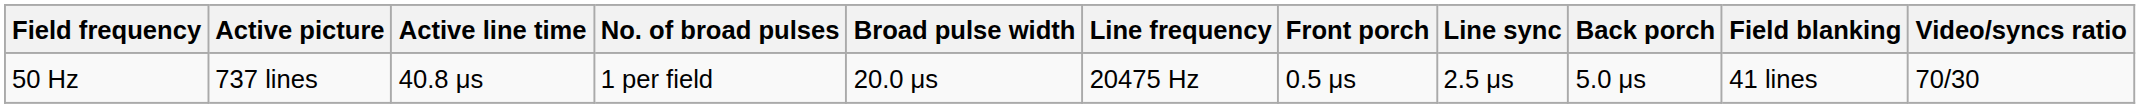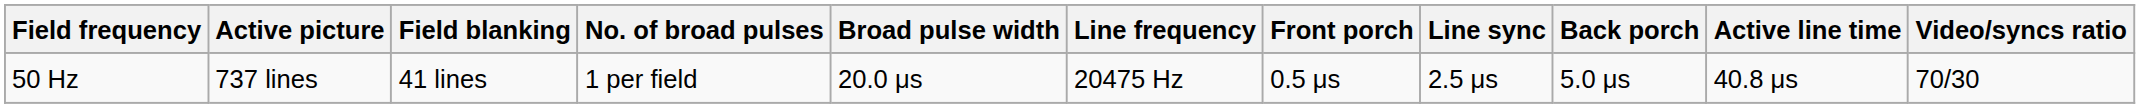columns swapped: (1815, 30) <-> (493, 30)
